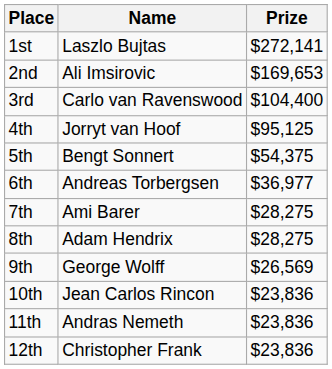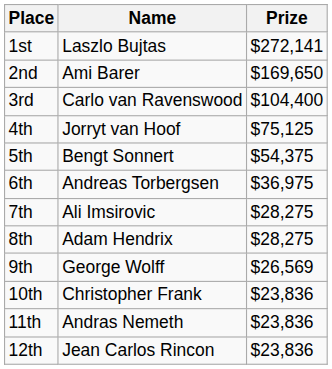(109, 73) Ali Imsirovic -> (101, 73) Ami Barer
(287, 73) $169,653 -> (287, 73) $169,650
(282, 128) $95,125 -> (282, 128) $75,125
(282, 184) $36,977 -> (282, 184) $36,975
(101, 211) Ami Barer -> (109, 211) Ali Imsirovic
(138, 294) Jean Carlos Rincon -> (132, 294) Christopher Frank
(132, 350) Christopher Frank -> (138, 350) Jean Carlos Rincon
